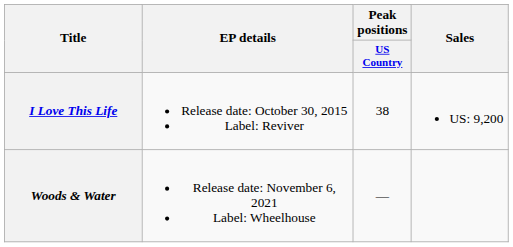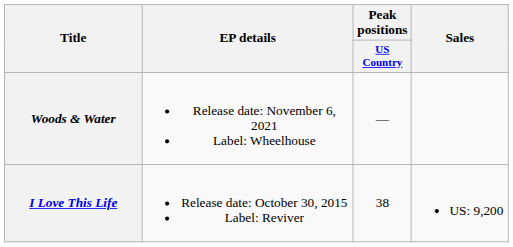rows swapped: (73, 111) <-> (73, 196)
